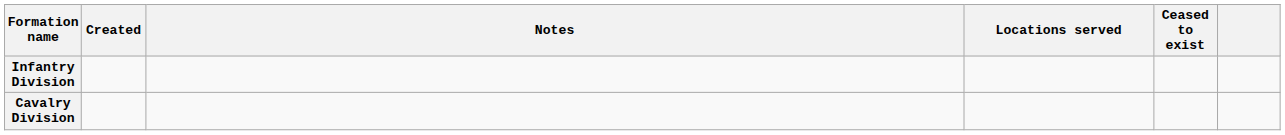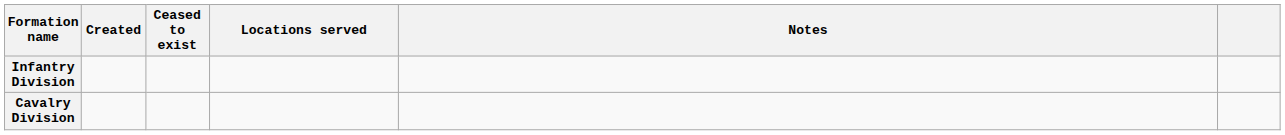columns swapped: (1185, 30) <-> (555, 30)
